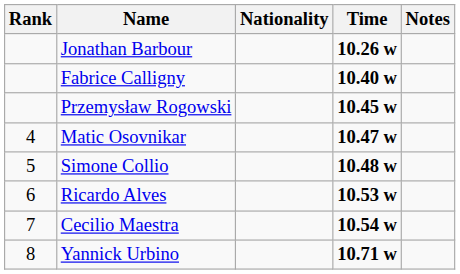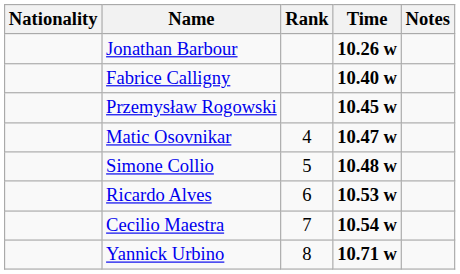columns swapped: (31, 19) <-> (284, 19)
